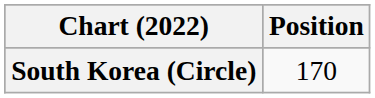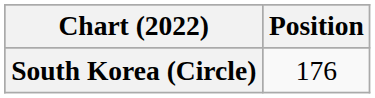(316, 69) 170 -> (316, 69) 176
